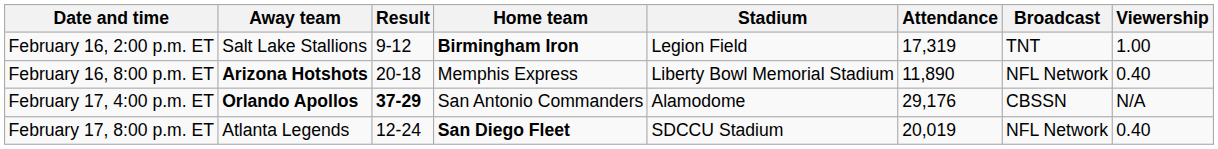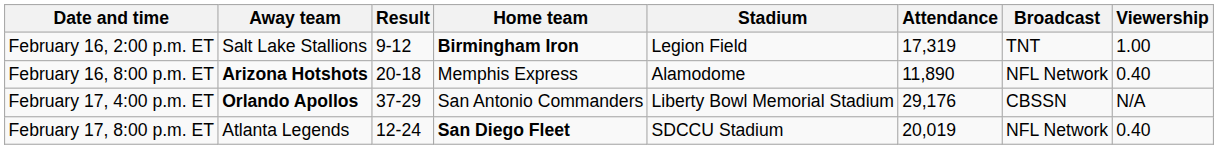(773, 74) Liberty Bowl Memorial Stadium -> (698, 74) Alamodome
(398, 102) bold -> (398, 102) normal
(698, 102) Alamodome -> (773, 102) Liberty Bowl Memorial Stadium
